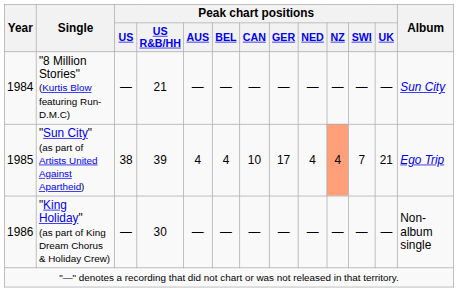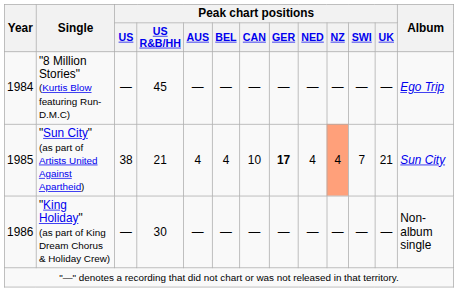(160, 87) 21 -> (160, 87) 45
(423, 87) Sun City -> (422, 87) Ego Trip
(160, 160) 39 -> (160, 160) 21
(284, 160) normal -> (284, 160) bold
(422, 160) Ego Trip -> (423, 160) Sun City
